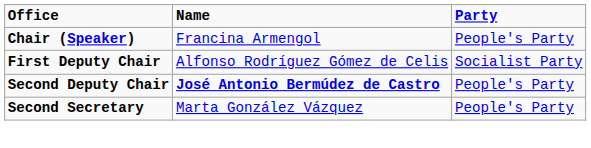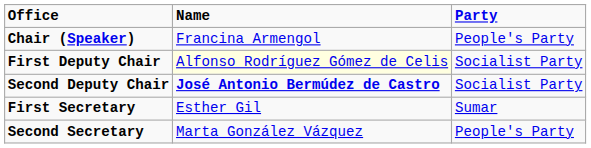(312, 62) no background -> (312, 62) lightyellow background
(514, 85) People's Party -> (519, 85) Socialist Party
+ row: (71, 108)
